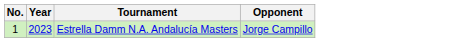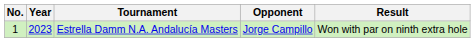+ column: (393, 13)
